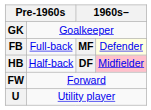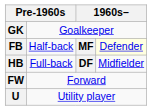(51, 46) Full-back -> (51, 46) Half-back
(51, 63) Half-back -> (51, 63) Full-back
(121, 63) pink background -> (121, 63) no background
